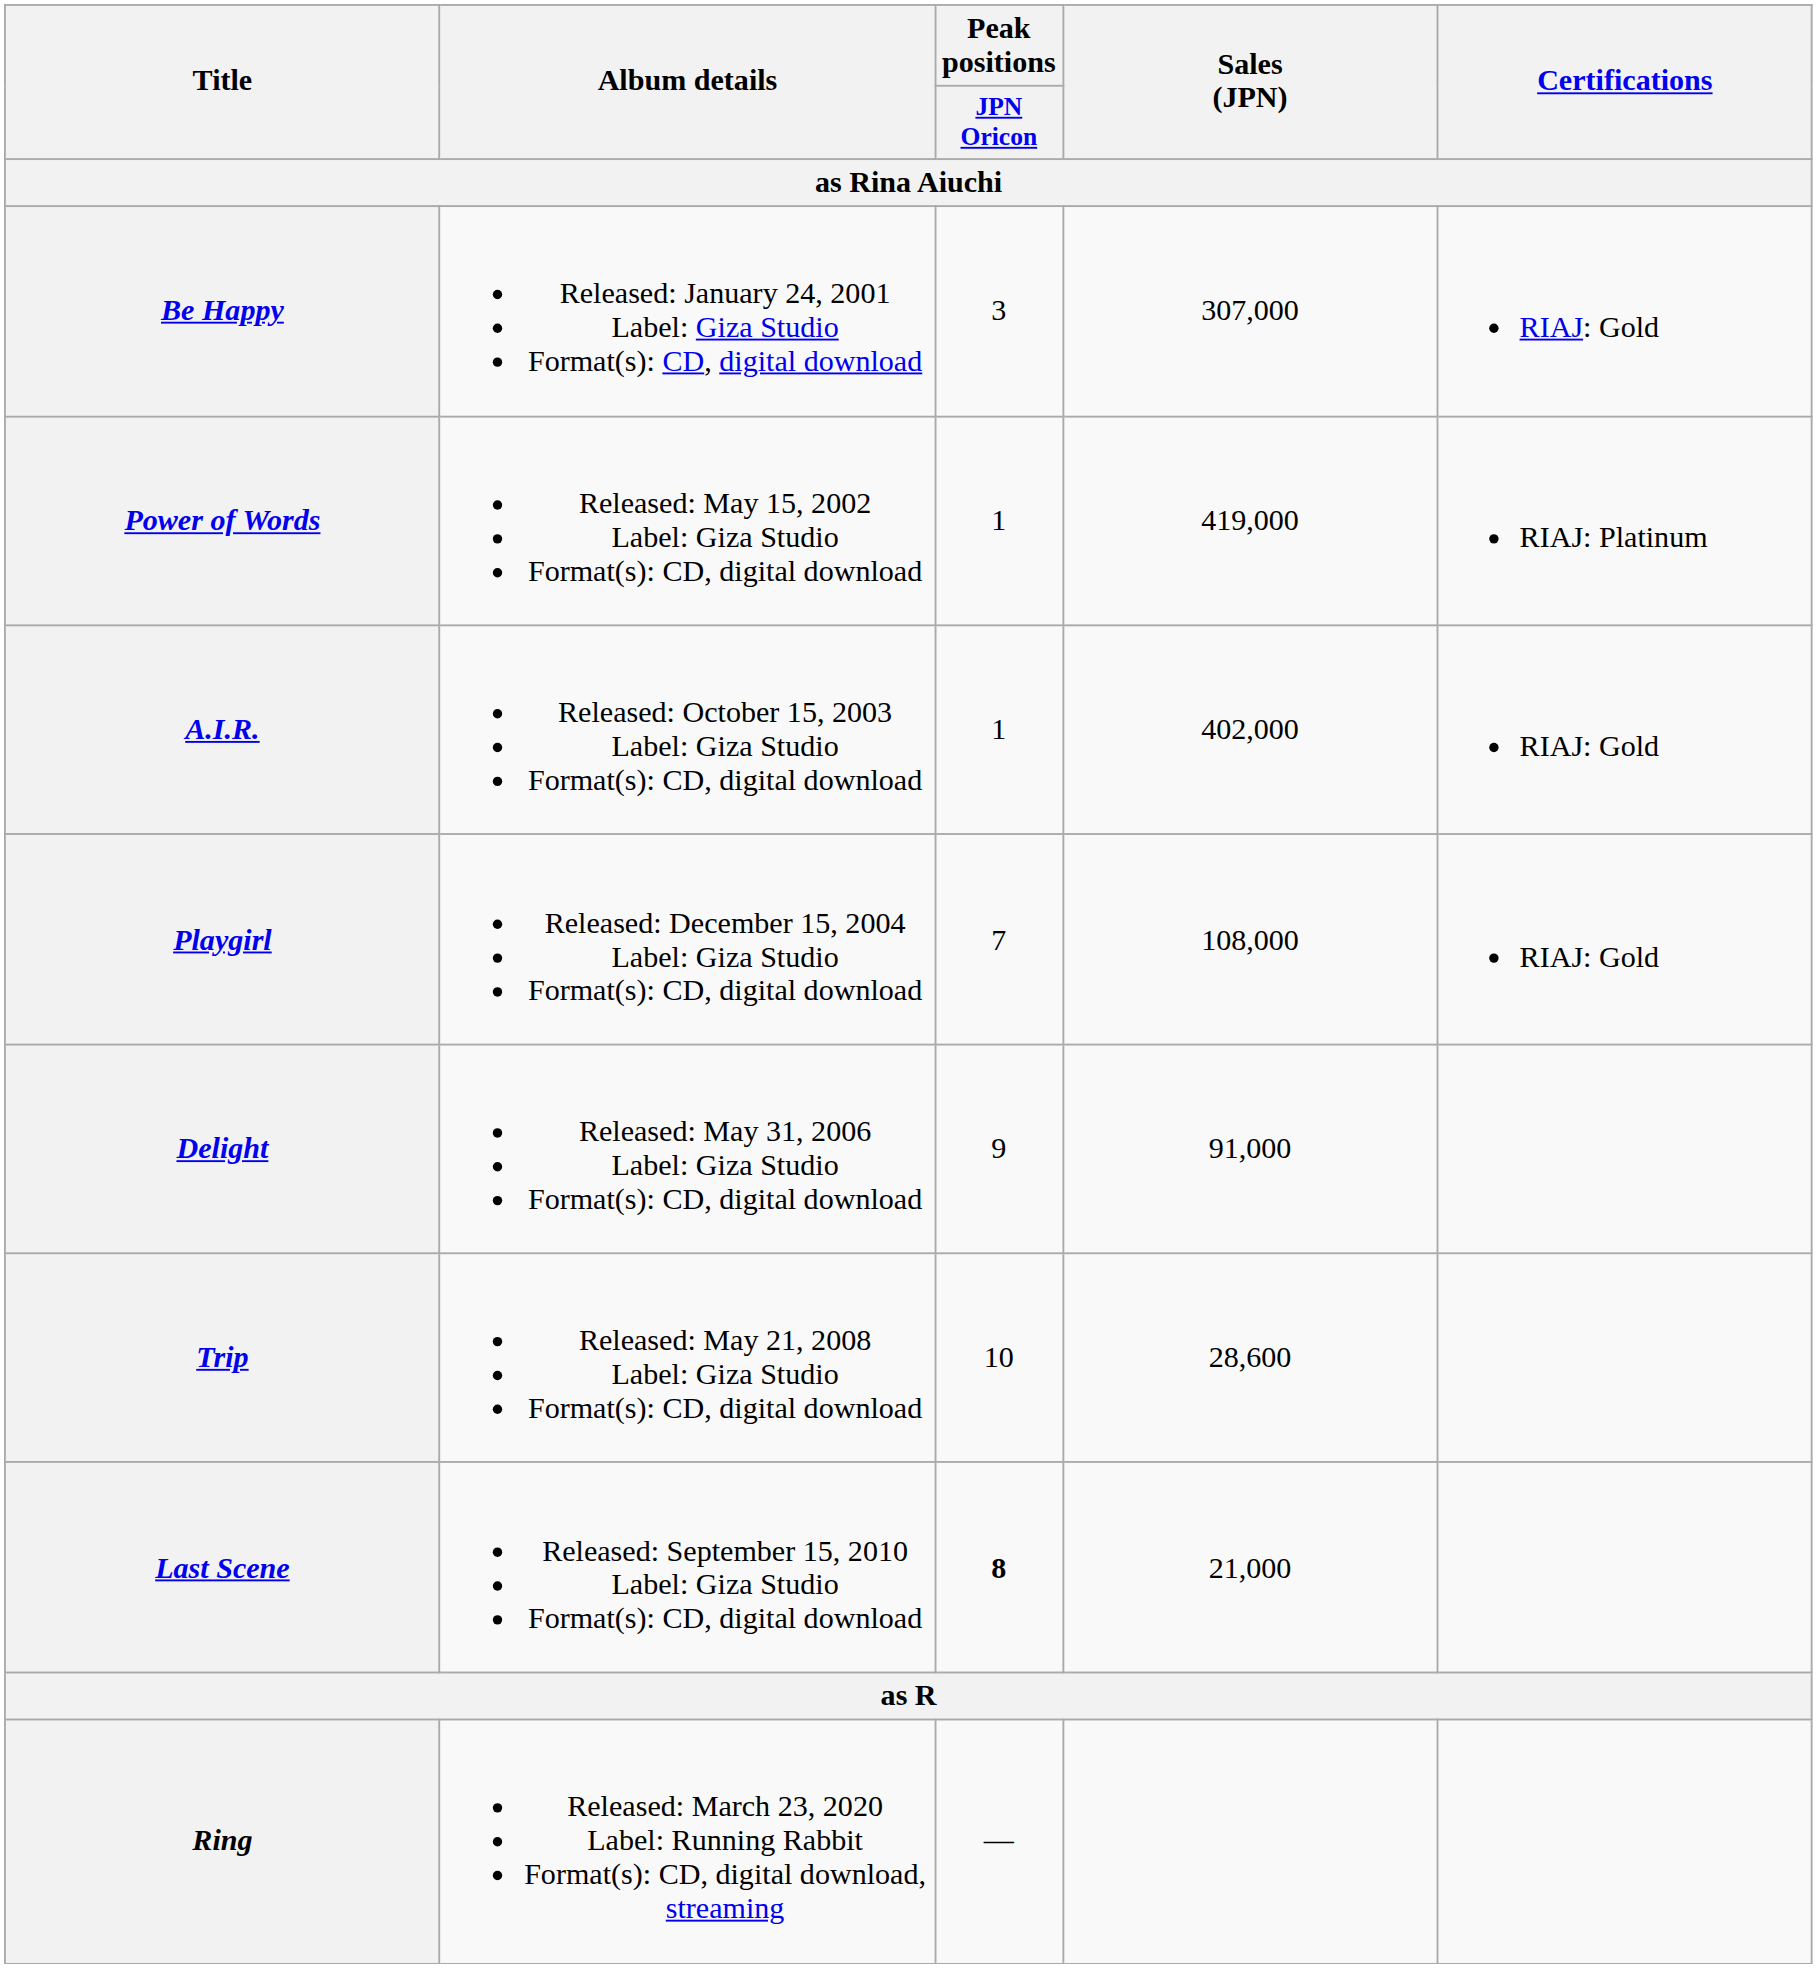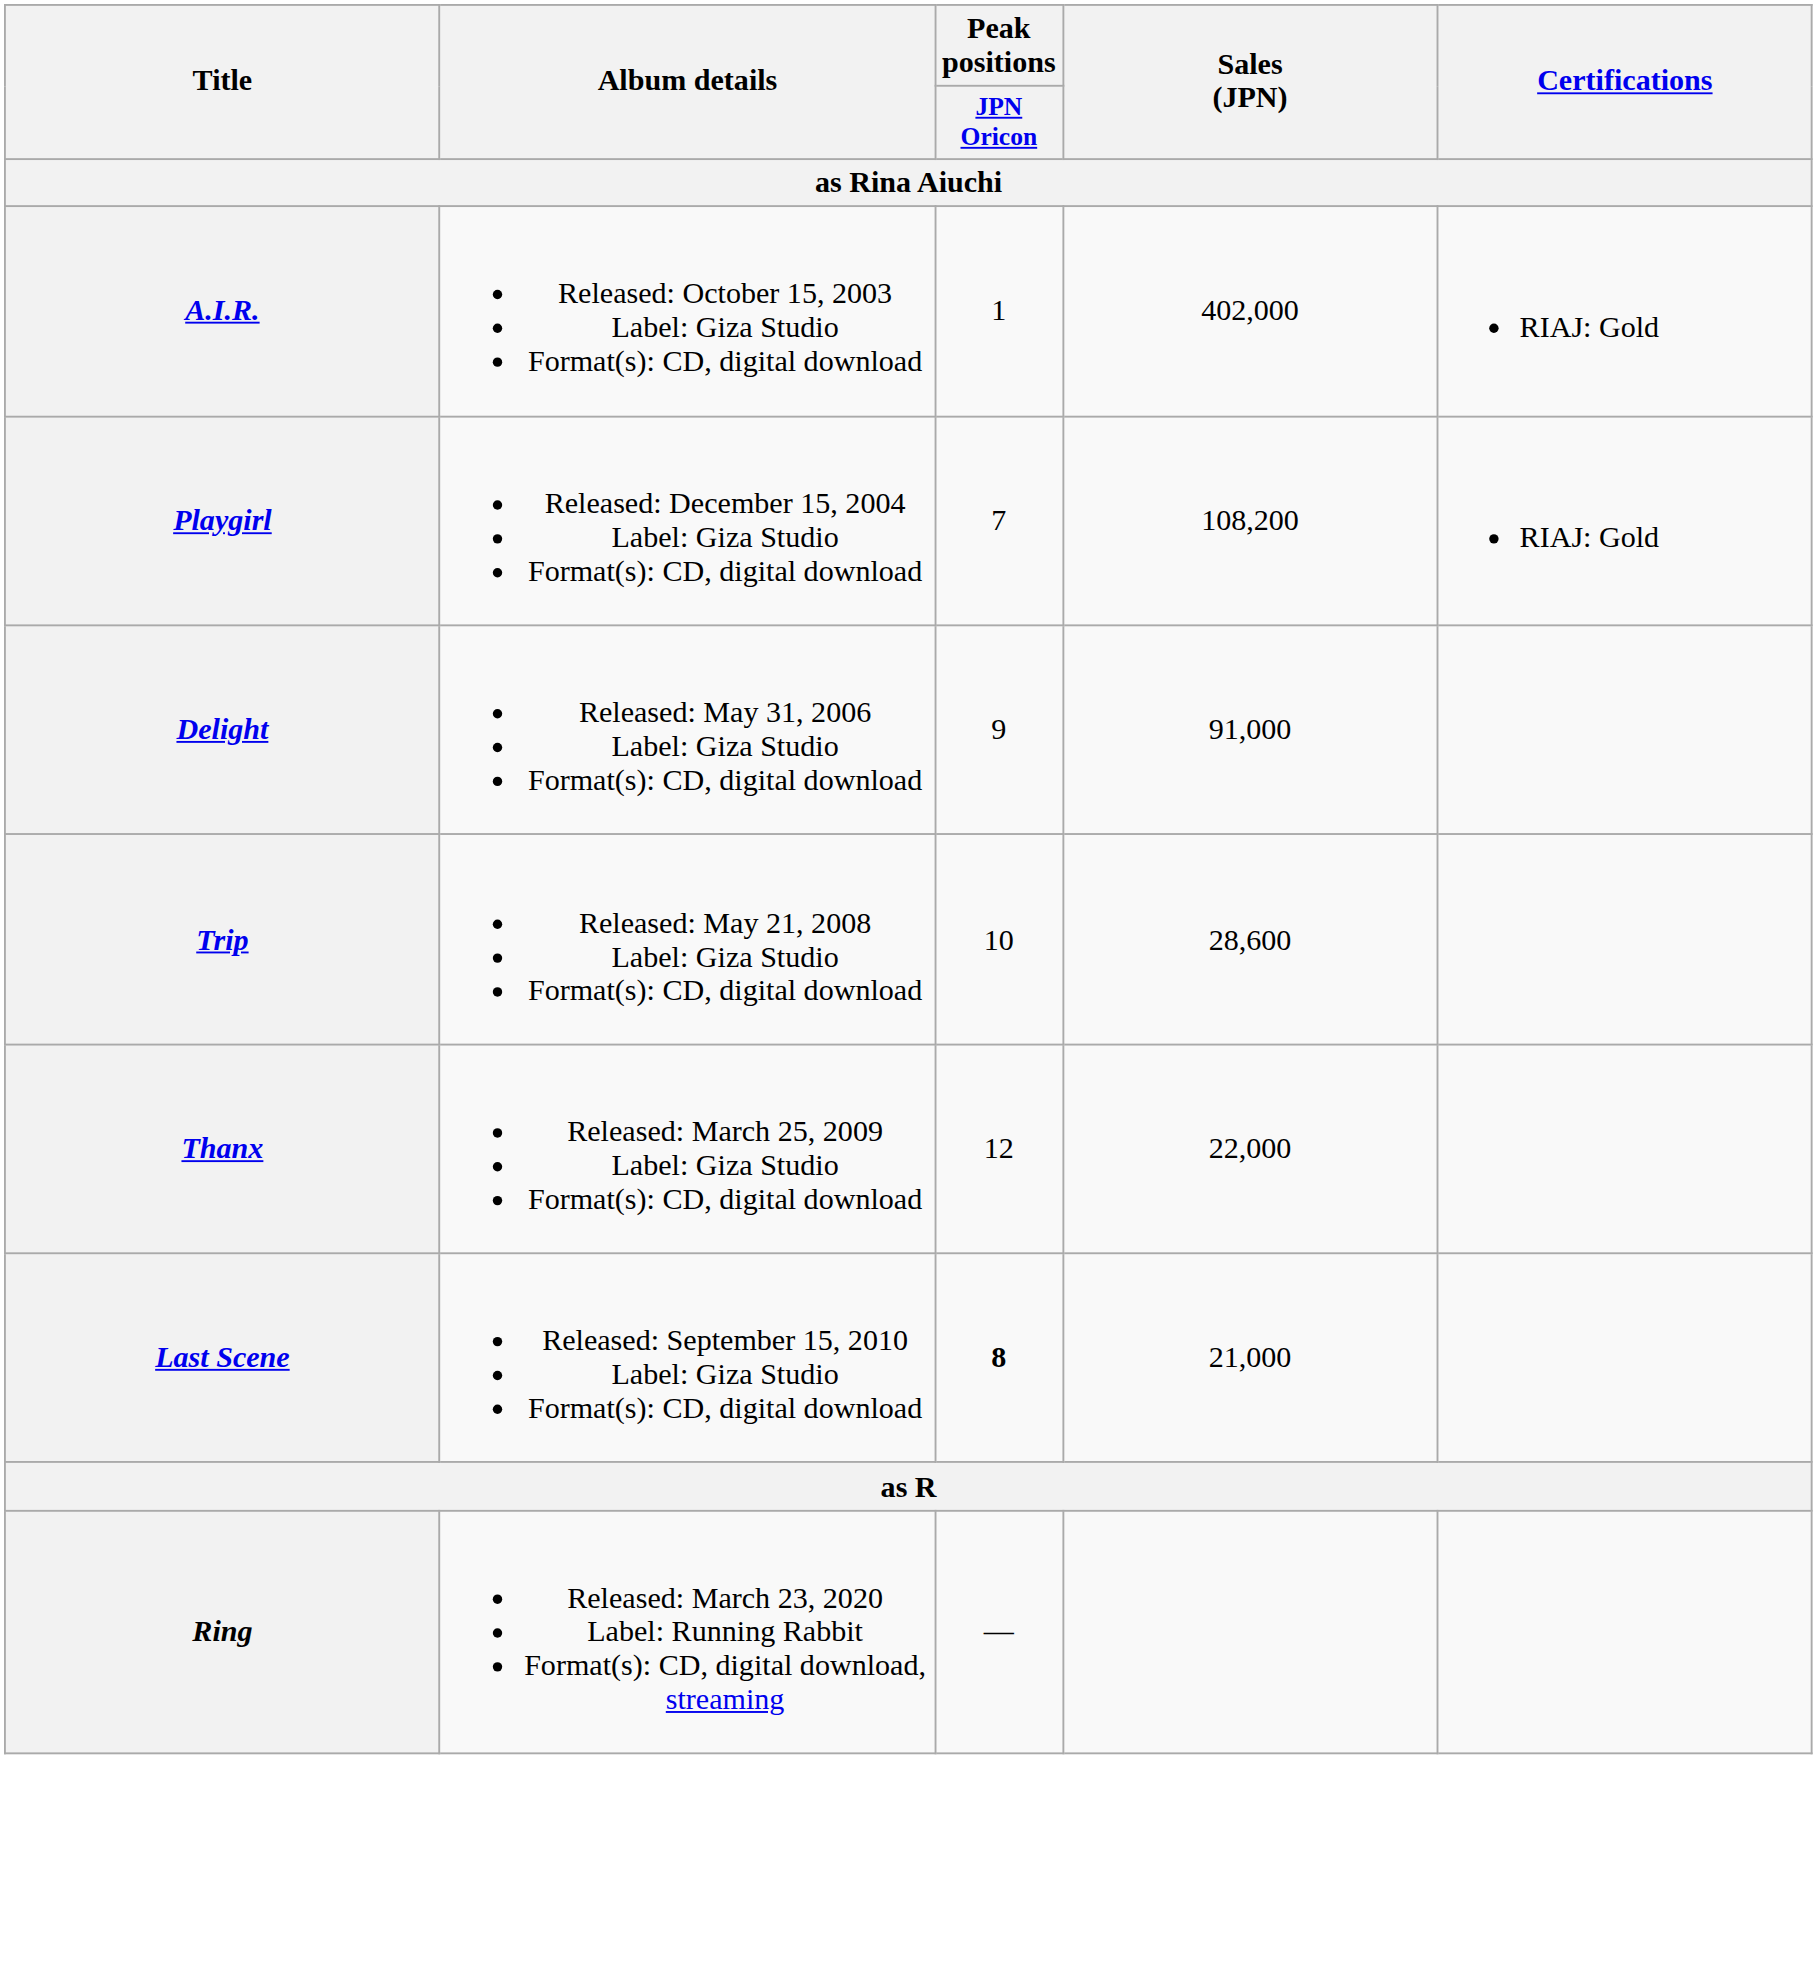- row: (222, 310)
- row: (222, 520)
(1250, 938) 108,000 -> (1250, 520) 108,200
+ row: (222, 1148)
